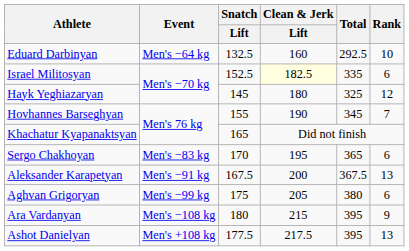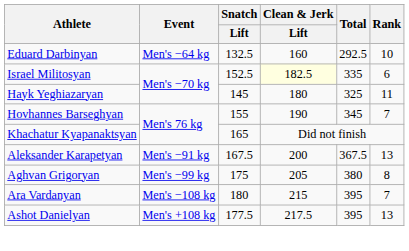(387, 94) 12 -> (387, 94) 11
- row: (51, 155)
(387, 195) 6 -> (387, 175) 8
(387, 215) 9 -> (387, 195) 7
